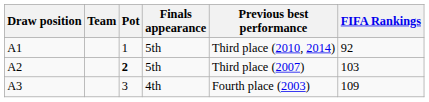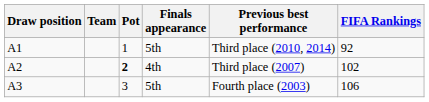(153, 67) 5th -> (153, 67) 4th
(350, 67) 103 -> (350, 67) 102
(153, 86) 4th -> (153, 86) 5th
(350, 86) 109 -> (350, 86) 106
